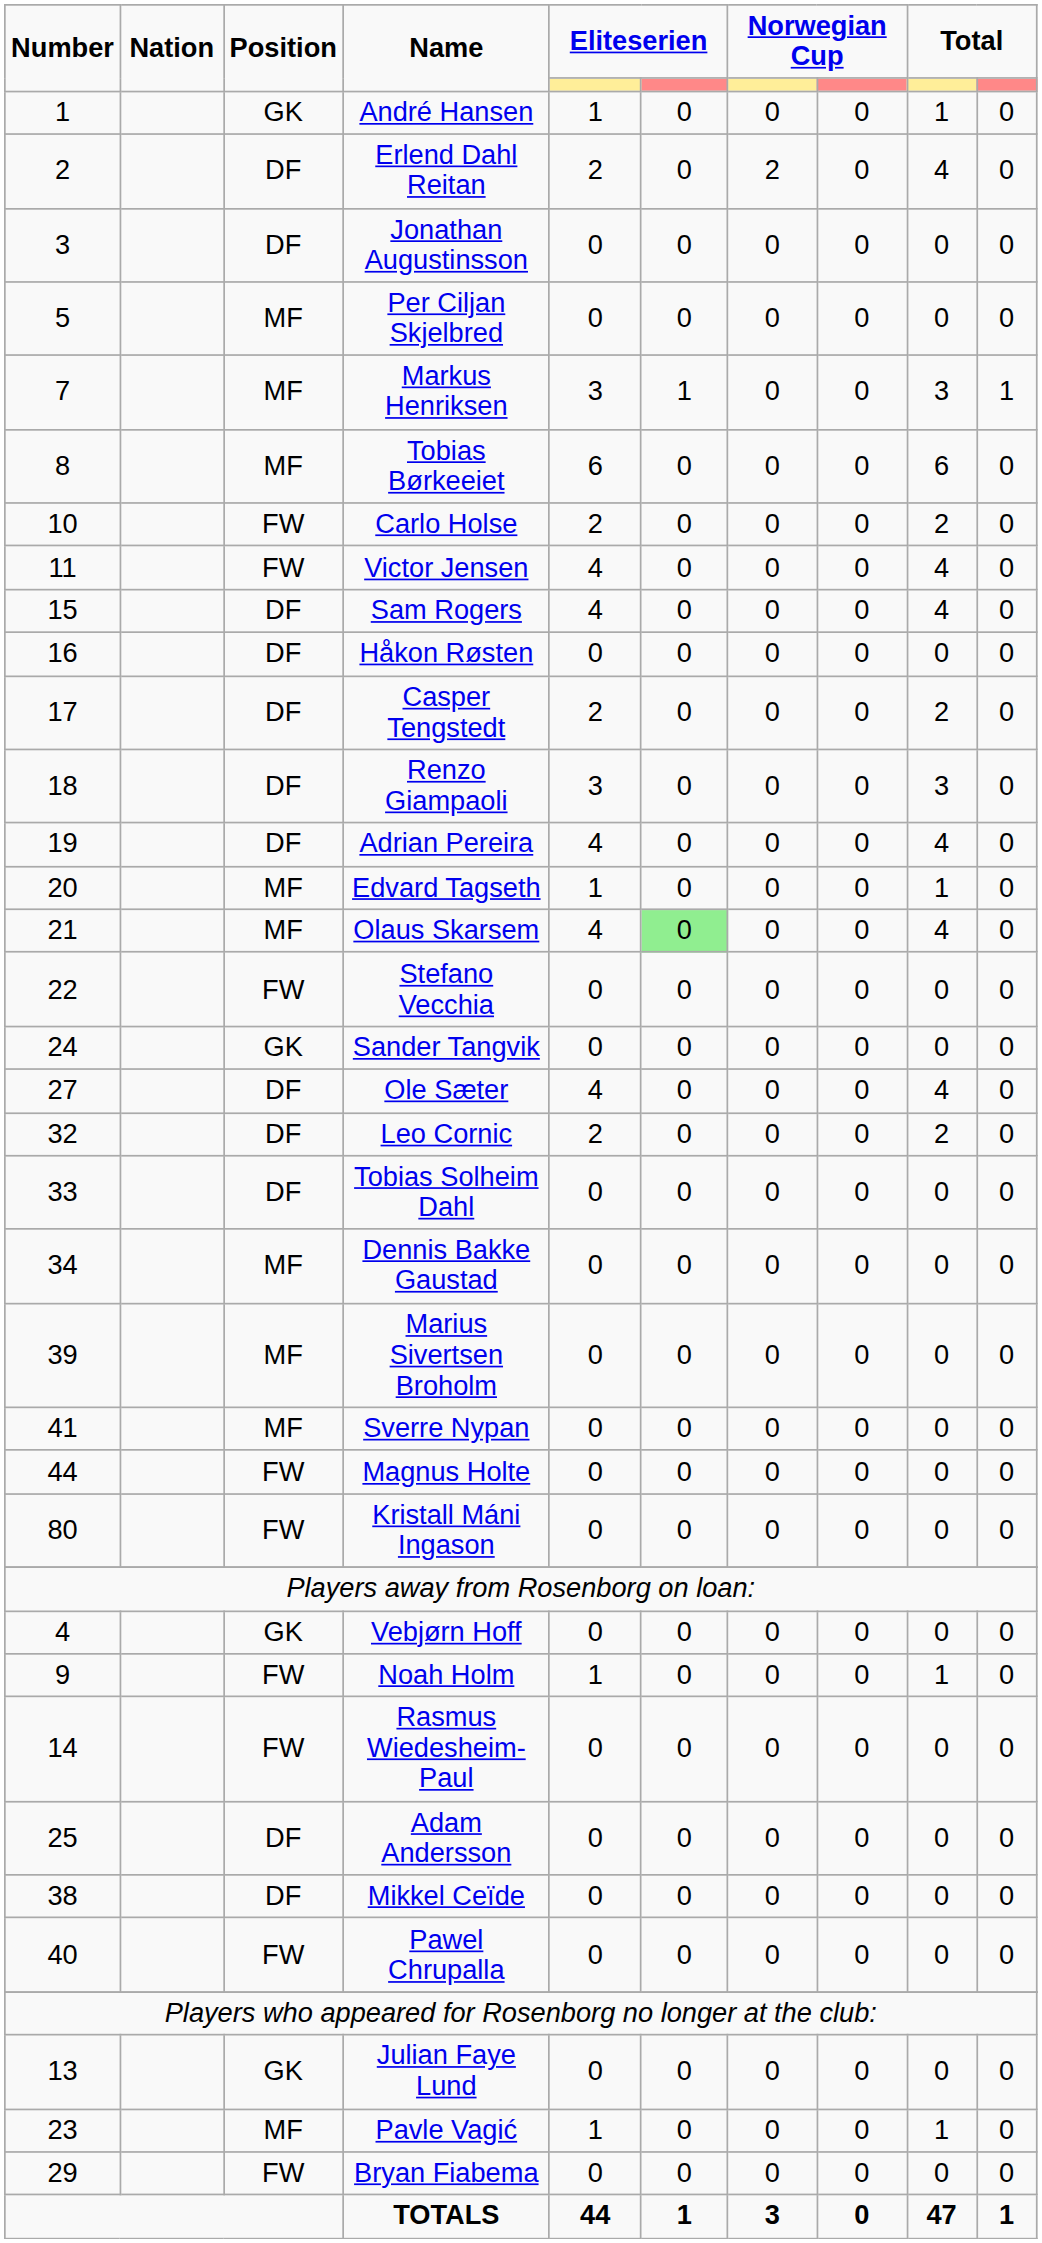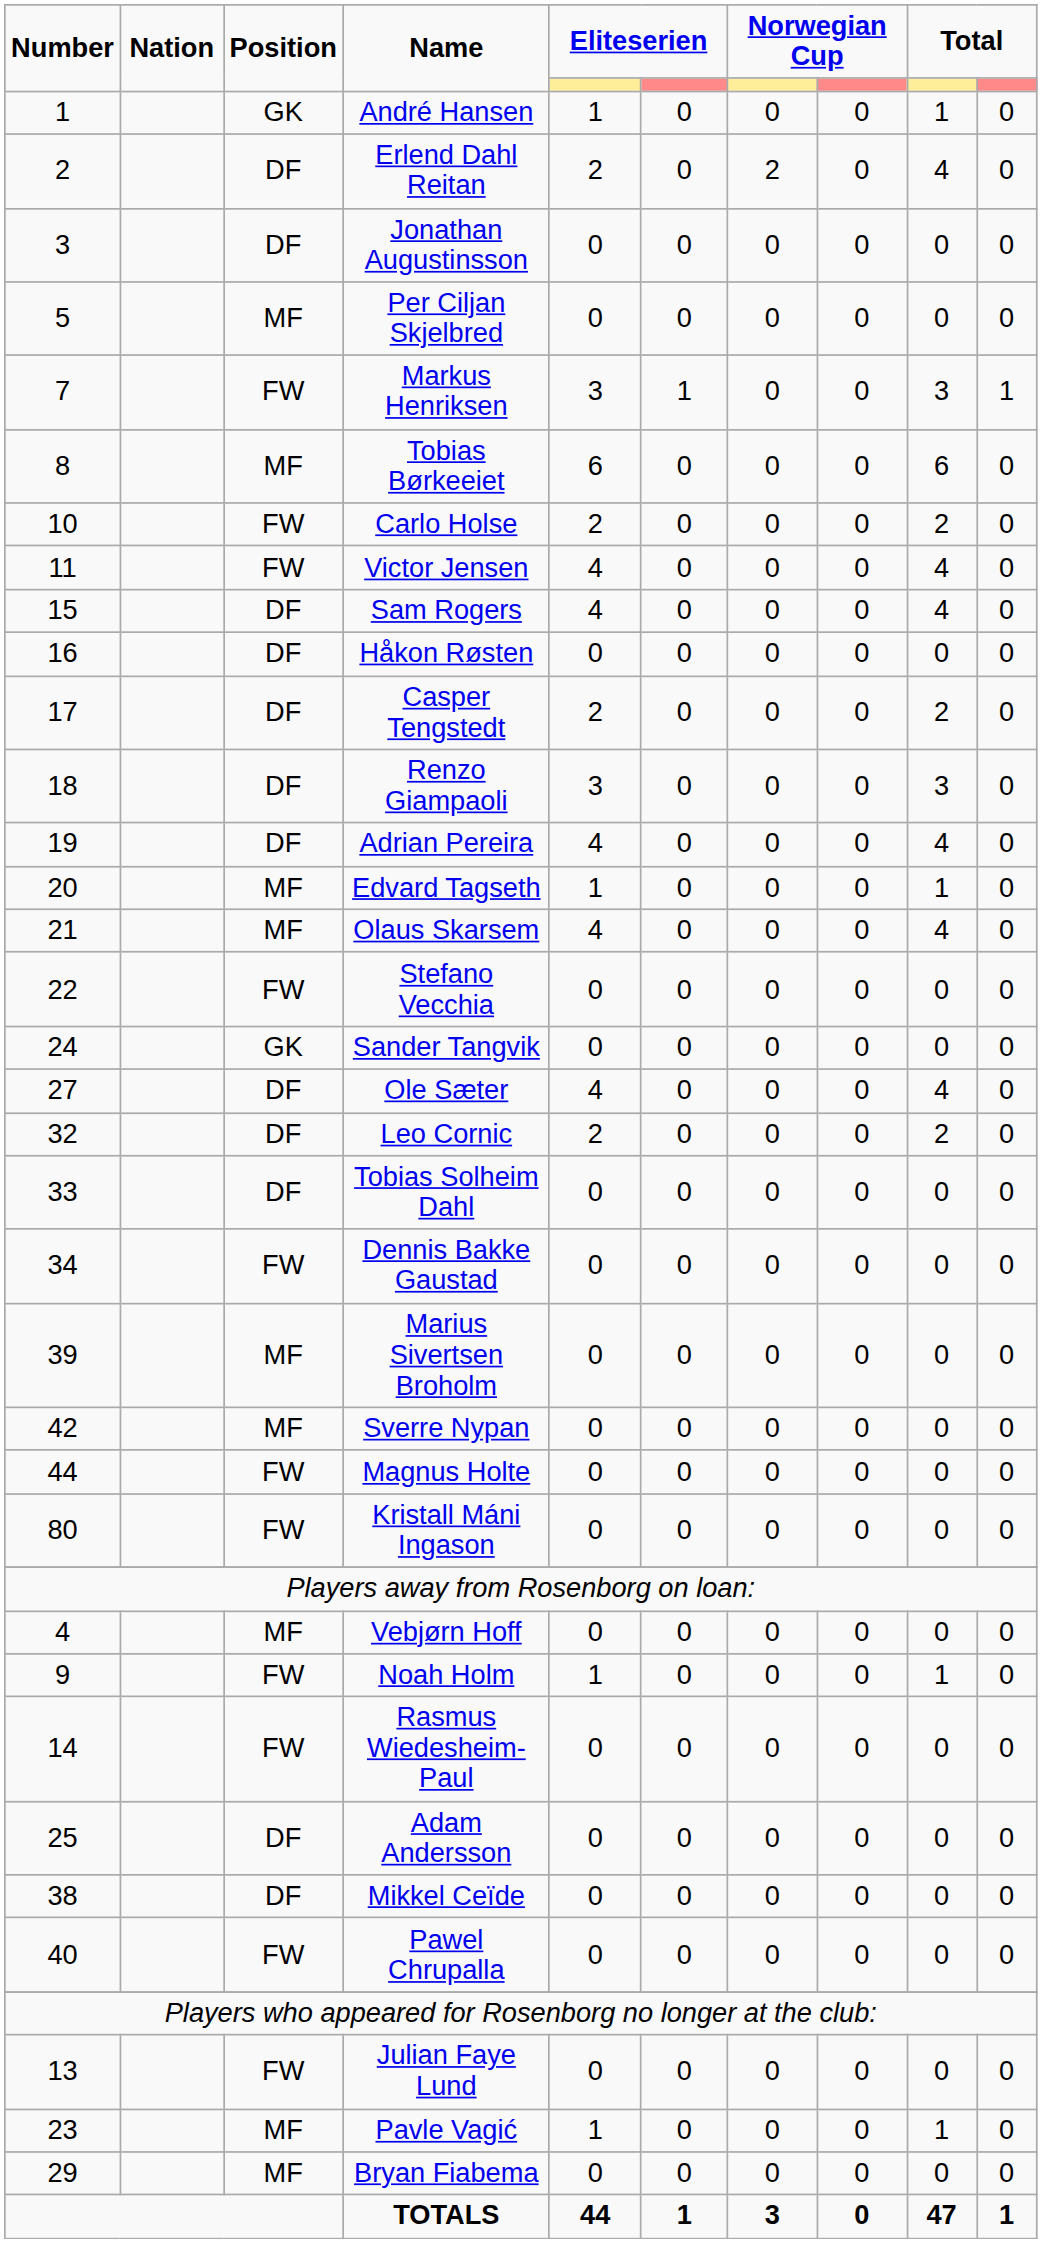(283, 391) MF -> (283, 391) FW
(684, 930) lightgreen background -> (684, 930) no background
(283, 1265) MF -> (283, 1265) FW
(63, 1428) 41 -> (63, 1428) 42
(283, 1631) GK -> (283, 1631) MF
(283, 2071) GK -> (283, 2071) FW
(283, 2172) FW -> (283, 2172) MF
